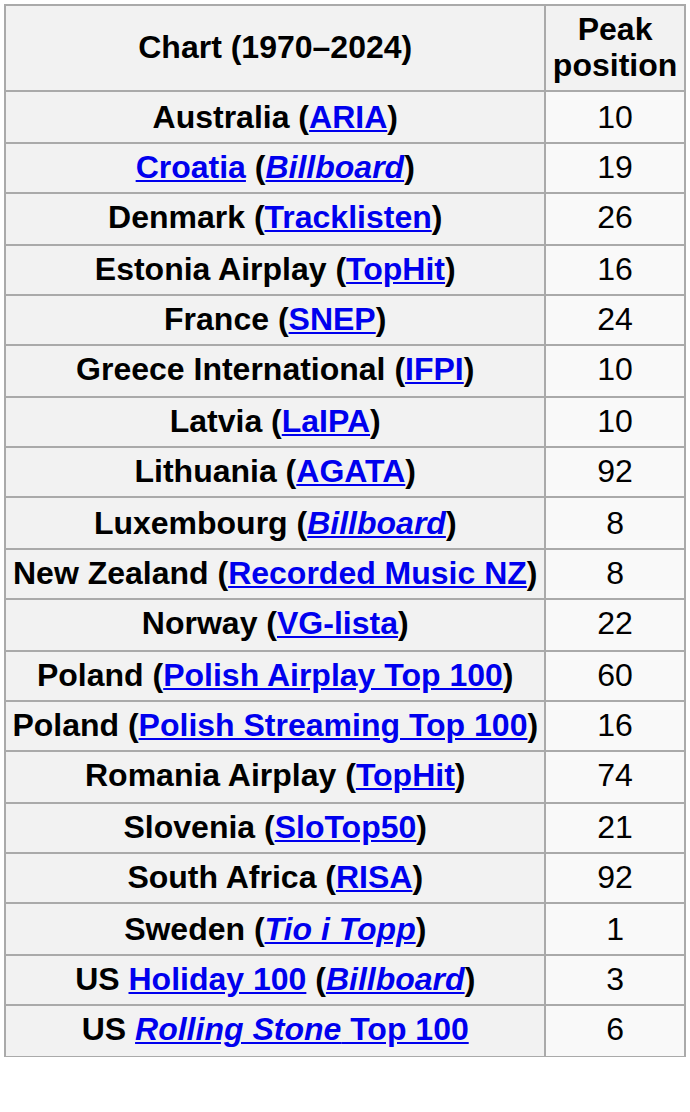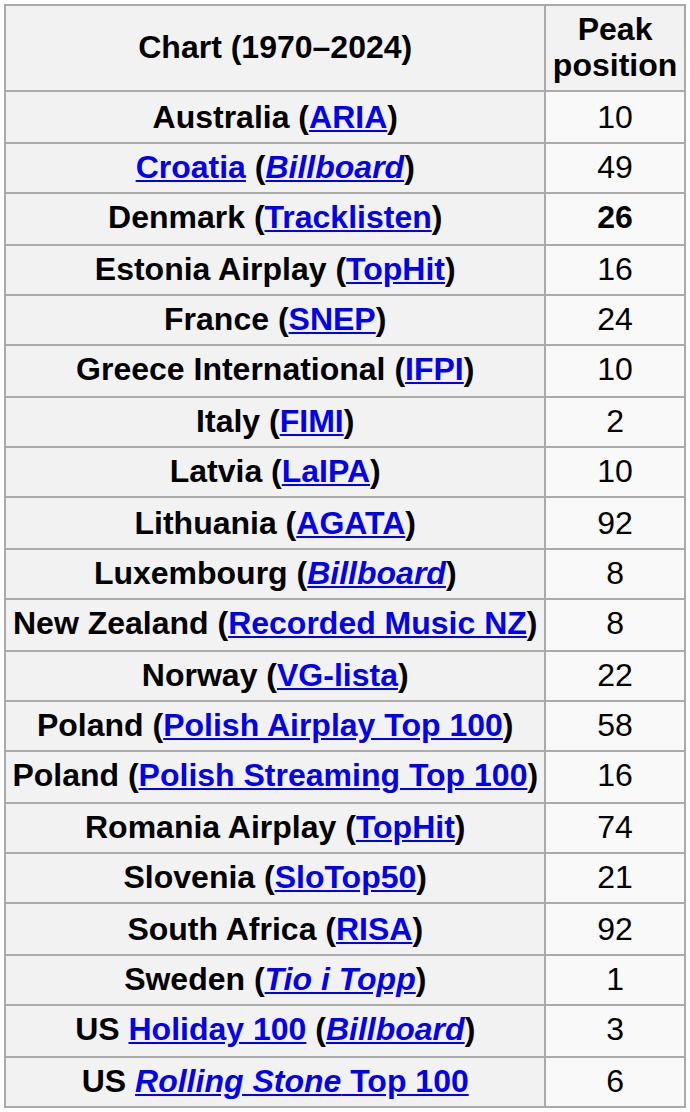(615, 167) 19 -> (615, 167) 49
(615, 218) normal -> (615, 218) bold
+ row: (275, 421)
(615, 674) 60 -> (615, 725) 58
